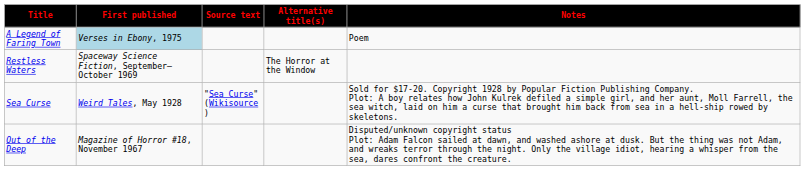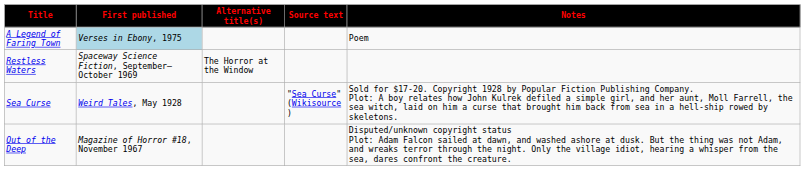columns swapped: (305, 16) <-> (233, 16)
